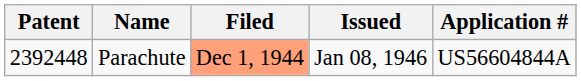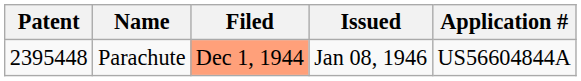(49, 57) 2392448 -> (49, 57) 2395448
